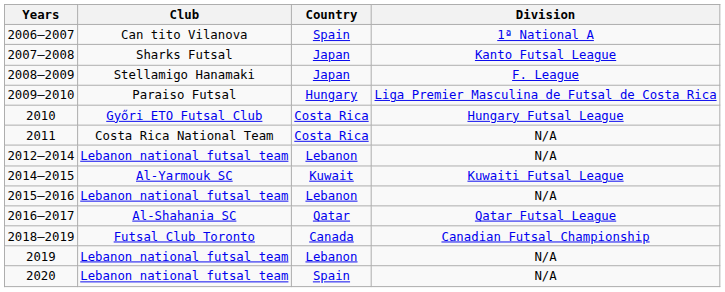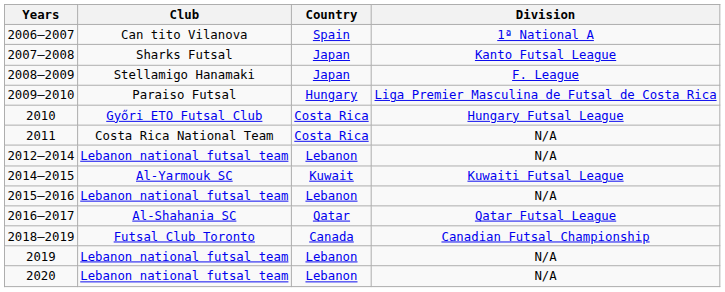(331, 276) Spain -> (331, 276) Lebanon
